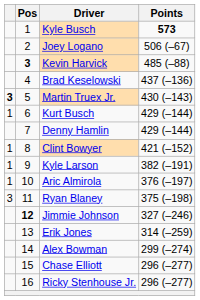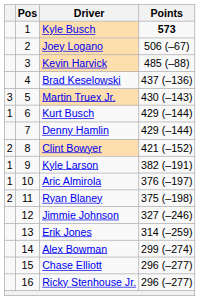(27, 63) bold -> (27, 63) normal
(10, 97) bold -> (10, 97) normal
(10, 148) 1 -> (10, 148) 2
(10, 198) 3 -> (10, 198) 2
(27, 215) bold -> (27, 215) normal
